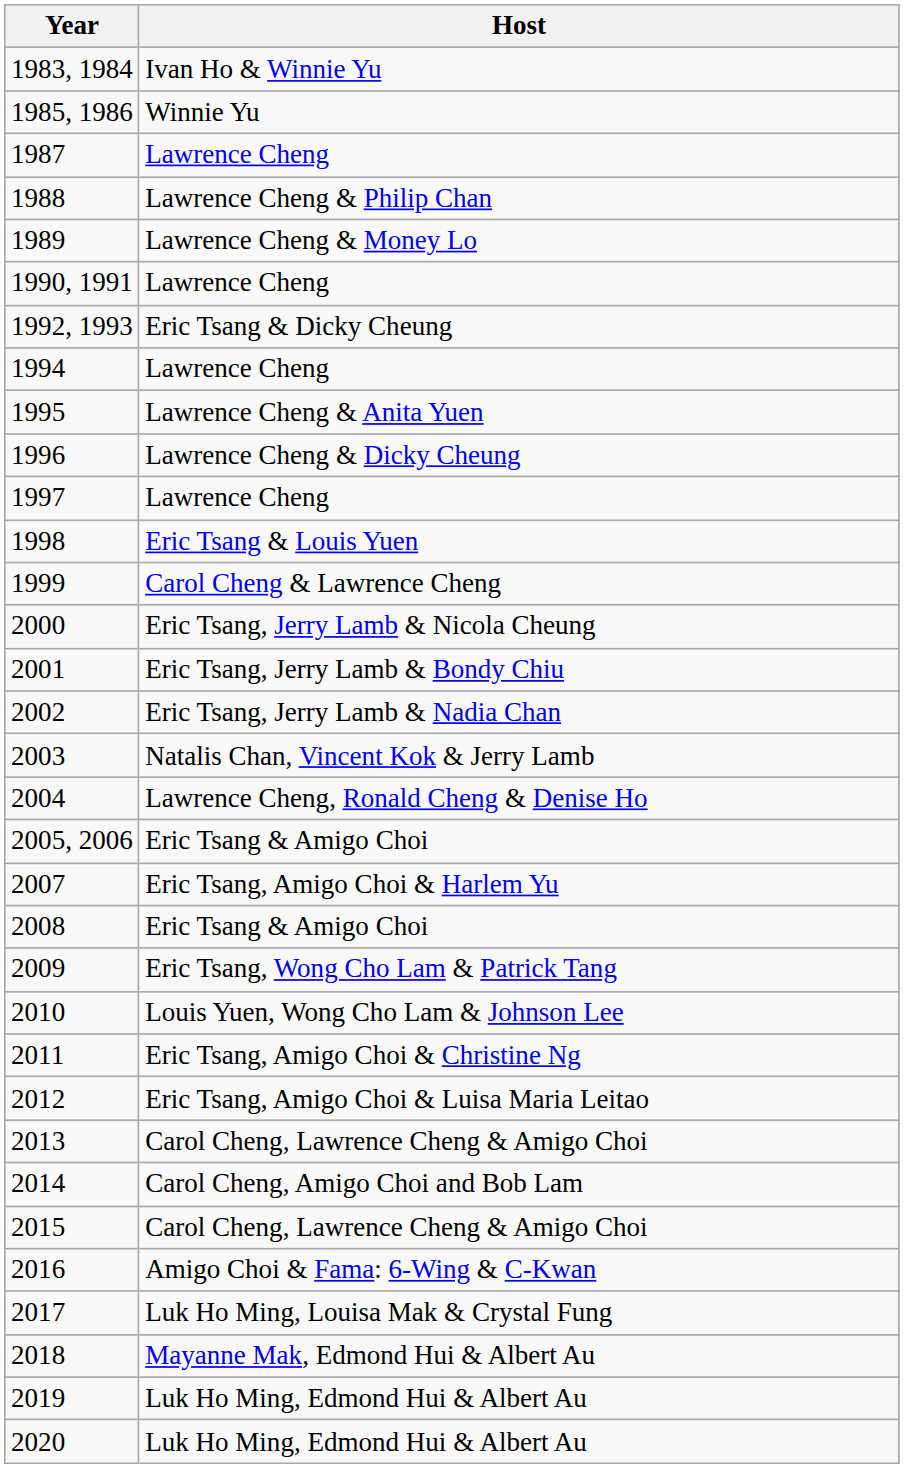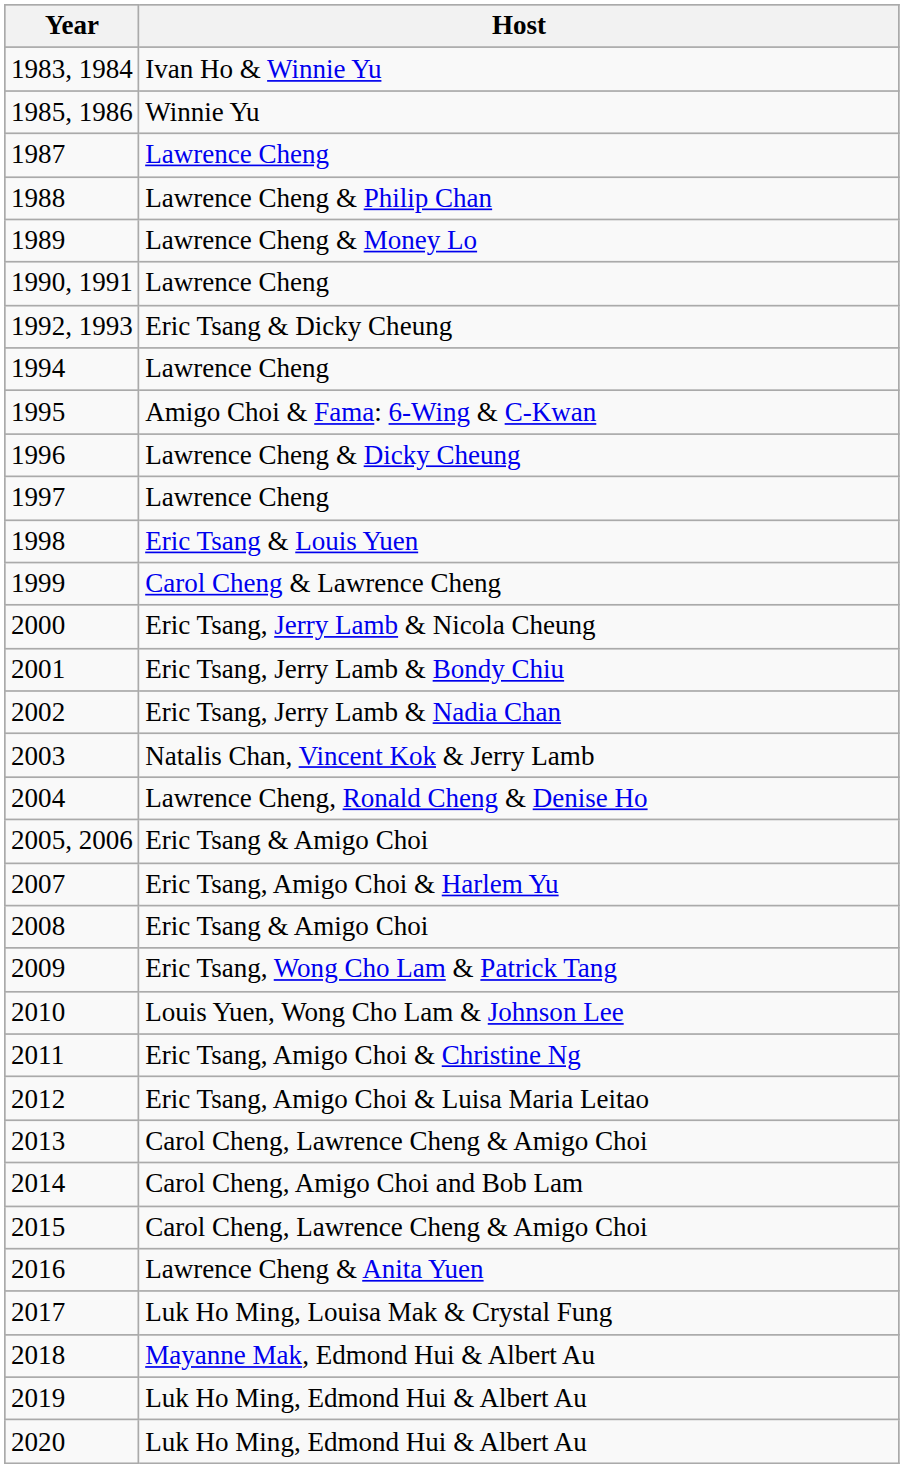(314, 411) Lawrence Cheng & Anita Yuen -> (371, 411) Amigo Choi & Fama: 6-Wing & C-Kwan
(371, 1269) Amigo Choi & Fama: 6-Wing & C-Kwan -> (314, 1269) Lawrence Cheng & Anita Yuen
